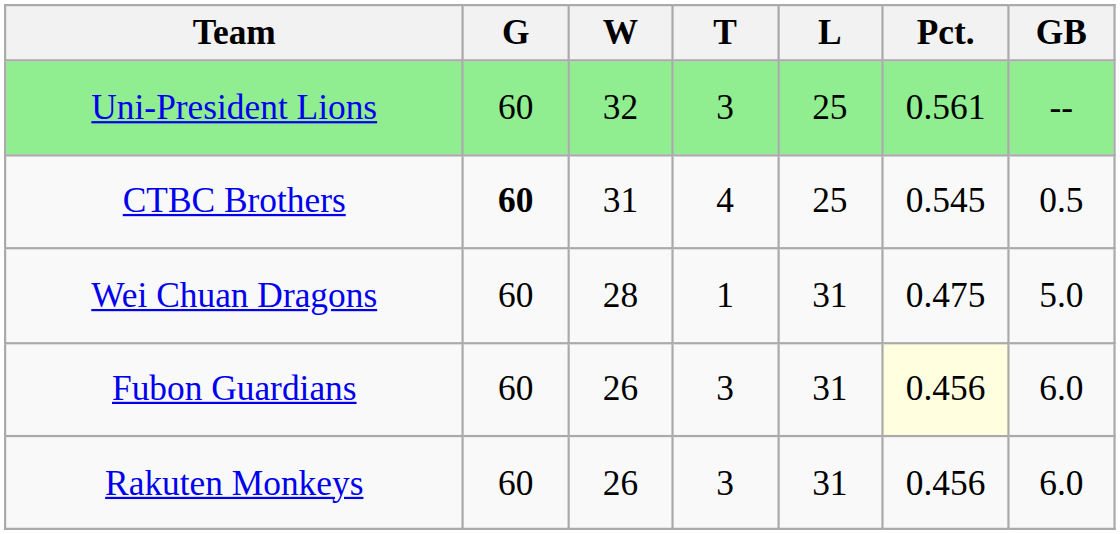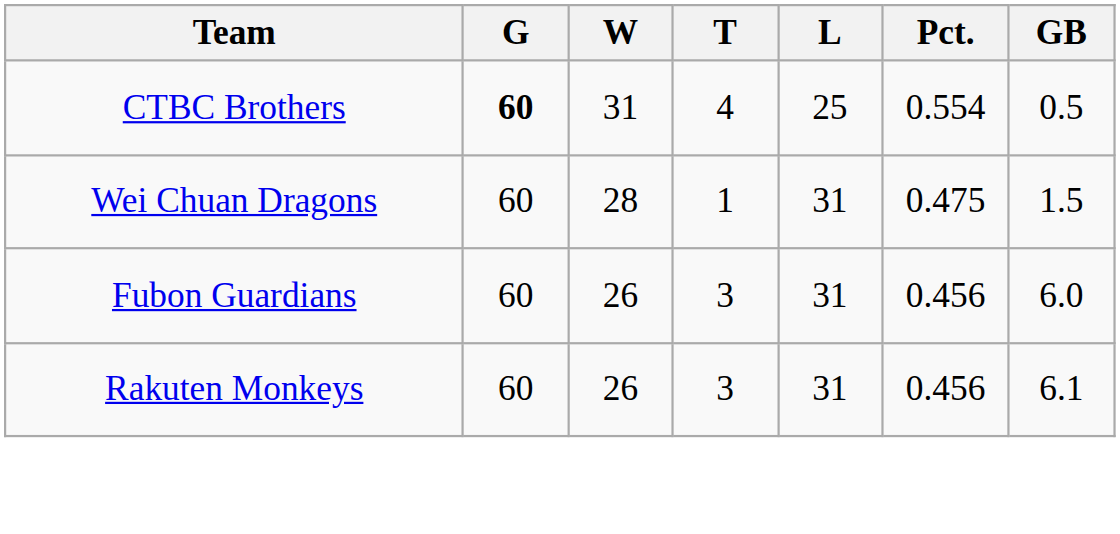- row: (234, 107)
(946, 201) 0.545 -> (946, 107) 0.554
(1061, 294) 5.0 -> (1061, 201) 1.5
(946, 388) lightyellow background -> (946, 294) no background
(1061, 481) 6.0 -> (1061, 388) 6.1
